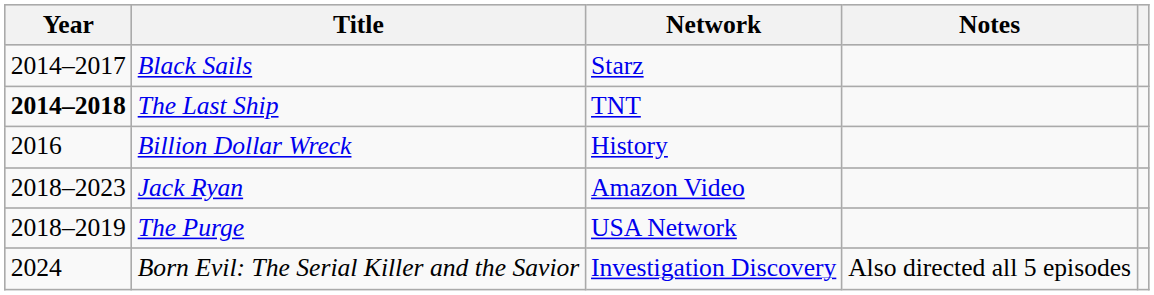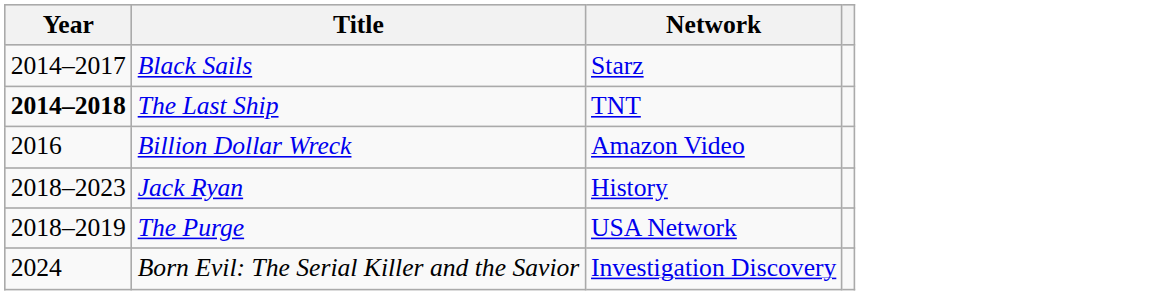- column: (990, 24)
(629, 146) History -> (668, 146) Amazon Video
(668, 187) Amazon Video -> (629, 187) History
